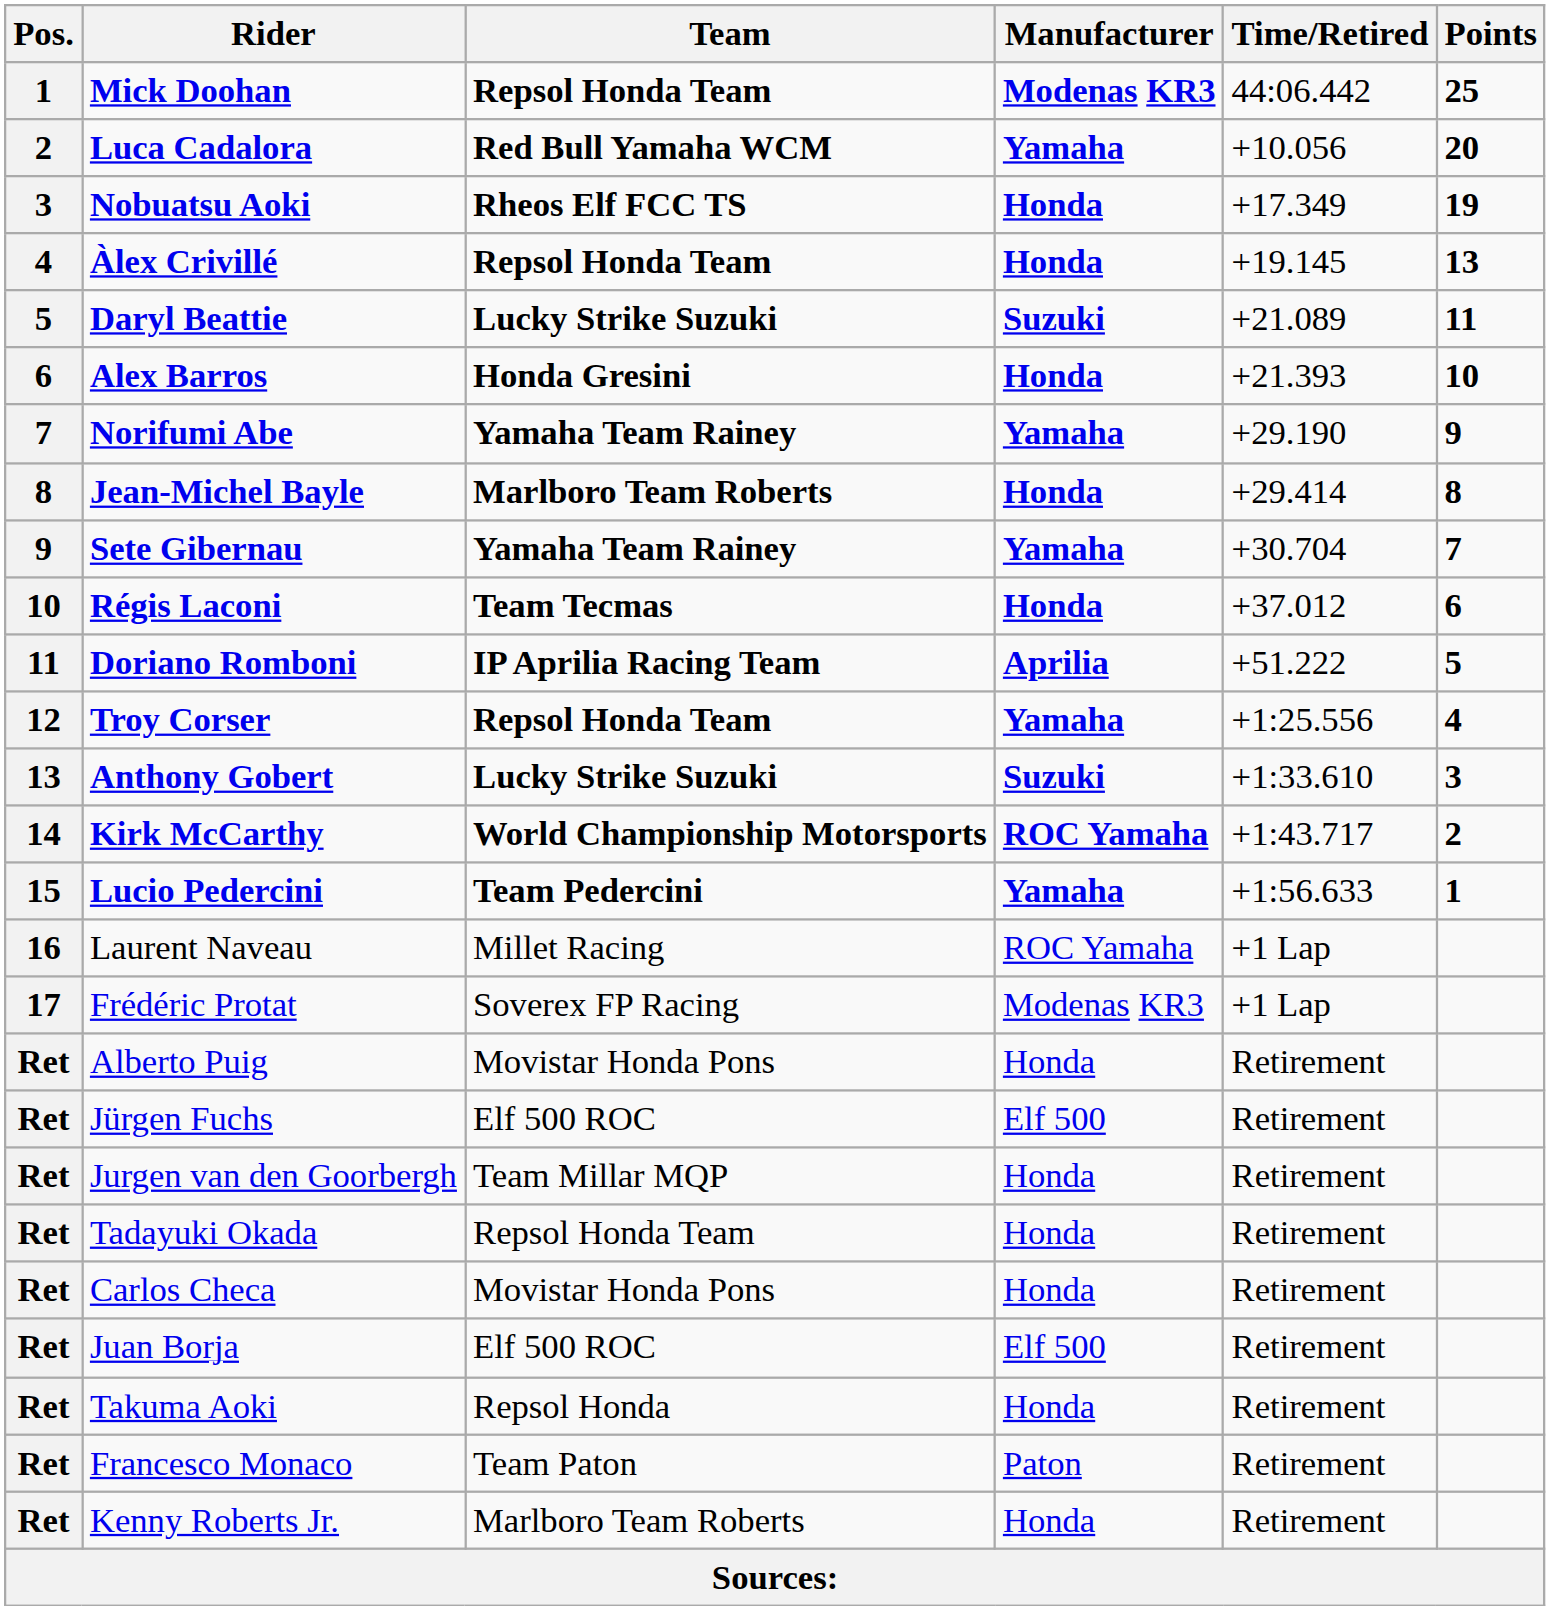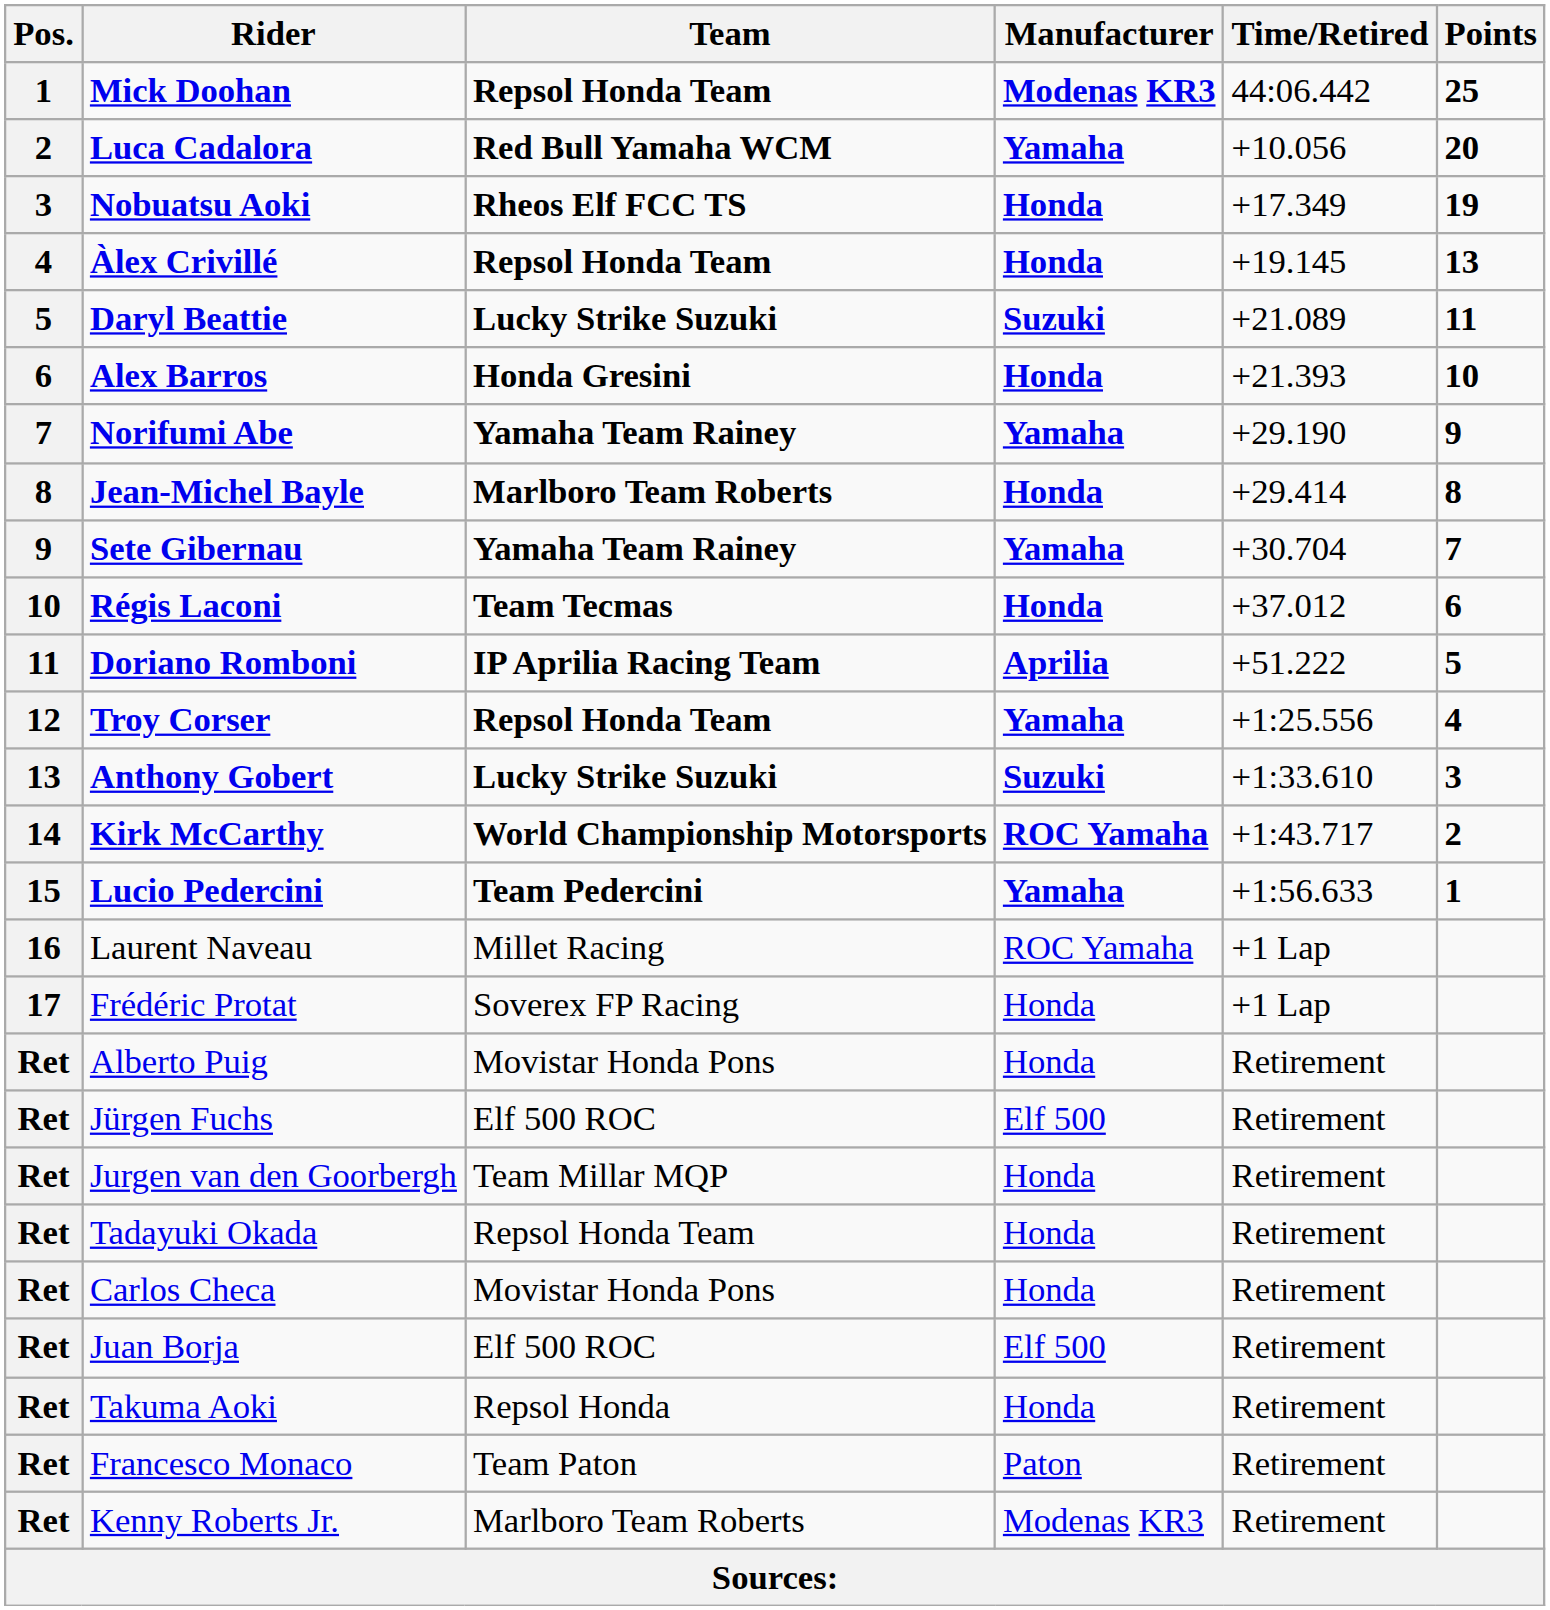(1103, 1004) Modenas KR3 -> (1049, 1004) Honda
(1049, 1518) Honda -> (1103, 1518) Modenas KR3
